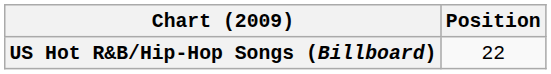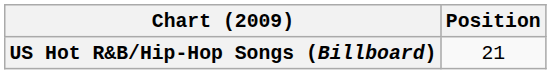(493, 53) 22 -> (493, 53) 21
